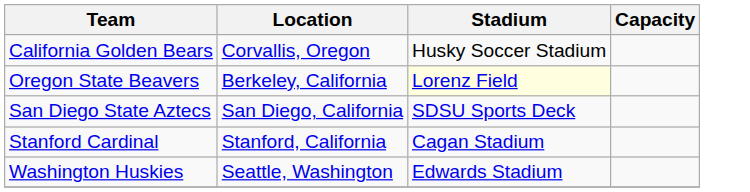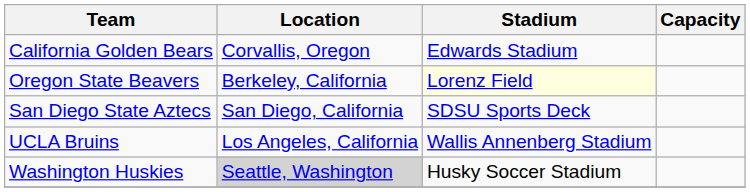(509, 50) Husky Soccer Stadium -> (502, 50) Edwards Stadium
- row: (84, 141)
+ row: (64, 141)
(307, 171) no background -> (307, 171) lightgrey background
(487, 171) Edwards Stadium -> (524, 171) Husky Soccer Stadium
